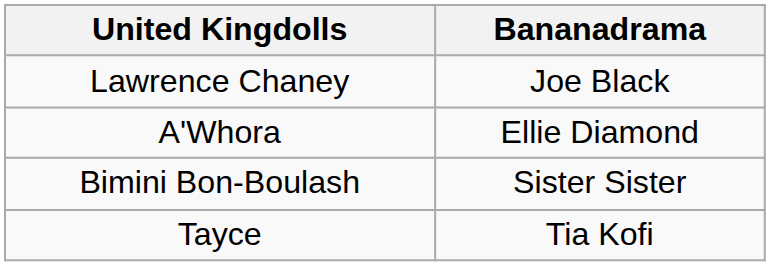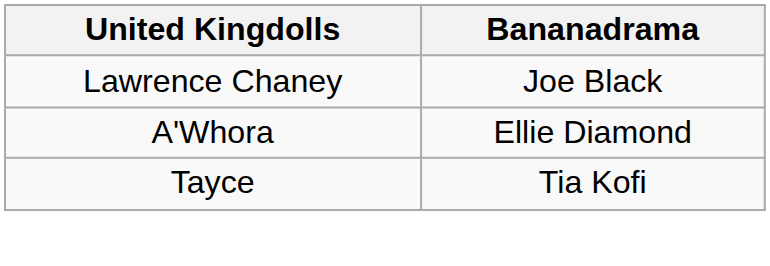- row: (220, 183)
